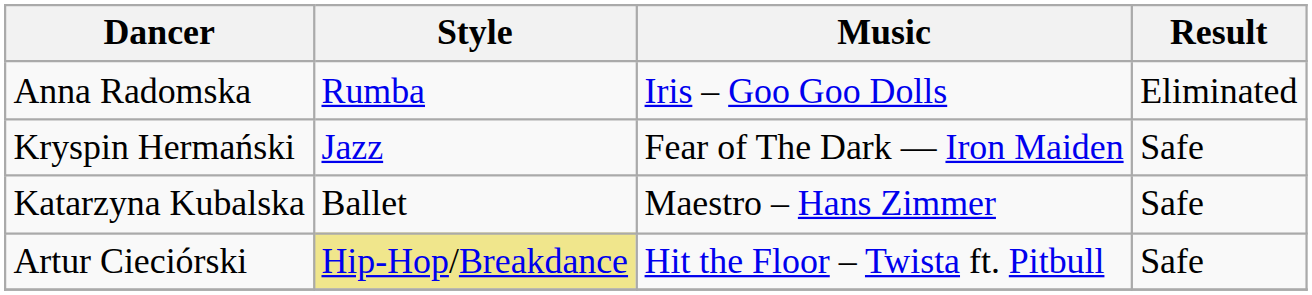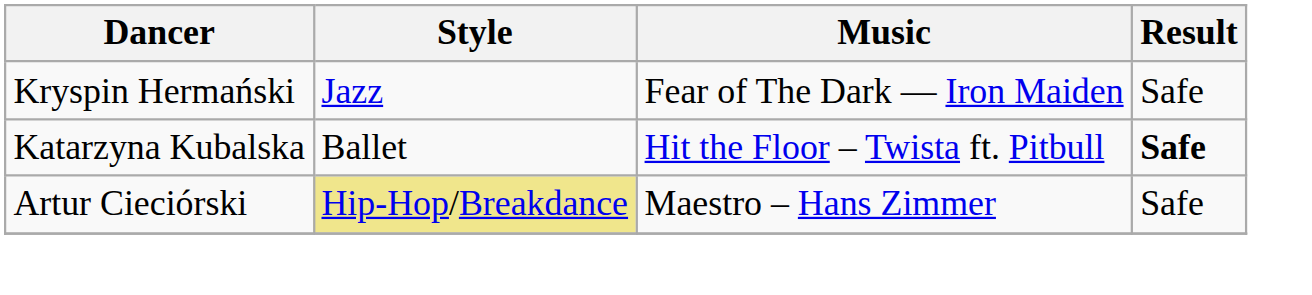- row: (132, 89)
(820, 203) Maestro – Hans Zimmer -> (875, 146) Hit the Floor – Twista ft. Pitbull
(1172, 203) normal -> (1173, 146) bold
(875, 260) Hit the Floor – Twista ft. Pitbull -> (820, 203) Maestro – Hans Zimmer
